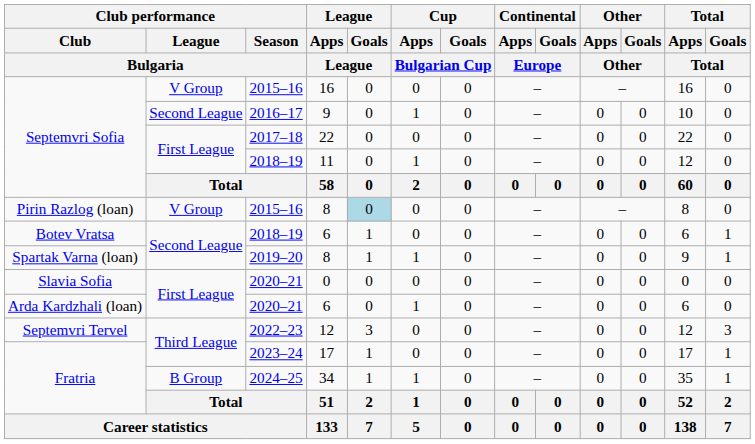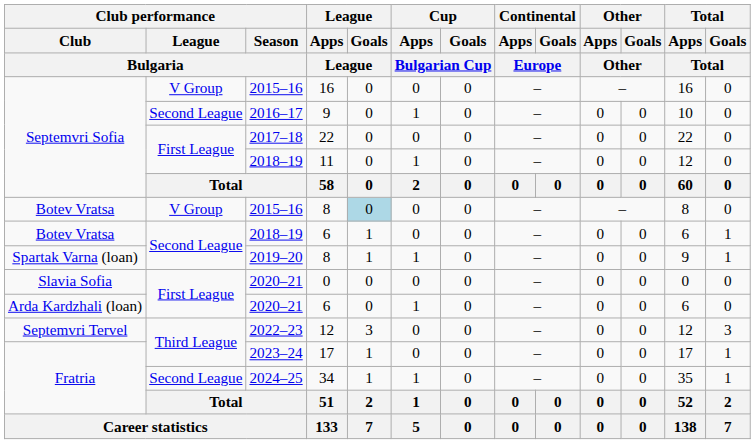(75, 209) Pirin Razlog (loan) -> (75, 209) Botev Vratsa
(196, 378) B Group -> (196, 378) Second League
